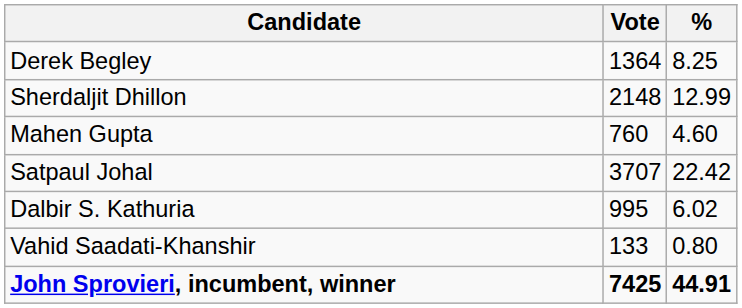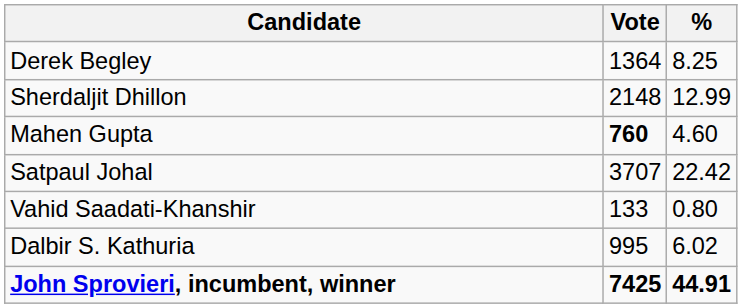(629, 135) normal -> (629, 135) bold
rows swapped: (102, 209) <-> (133, 246)
